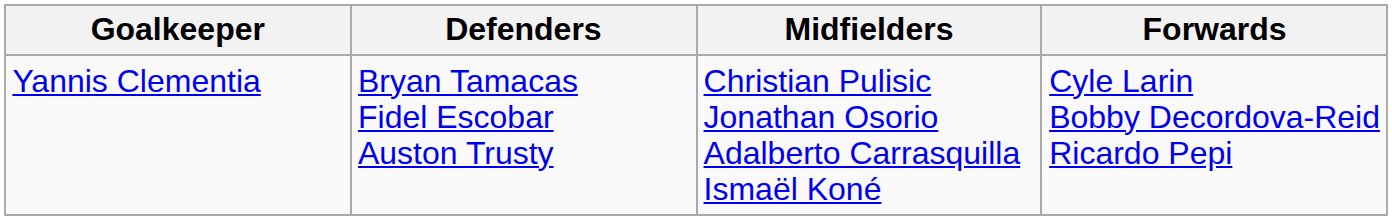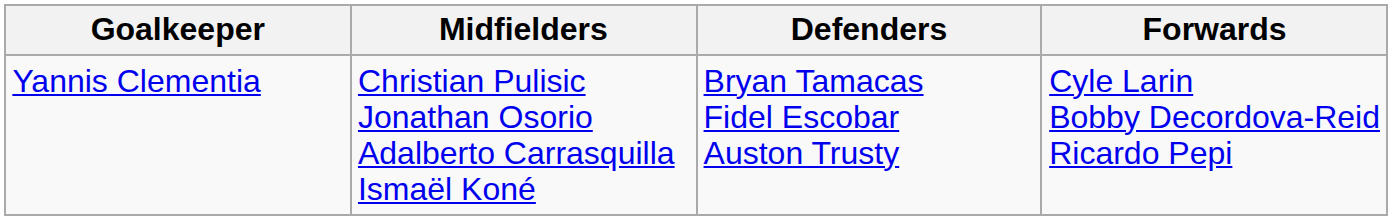columns swapped: (523, 29) <-> (869, 29)
